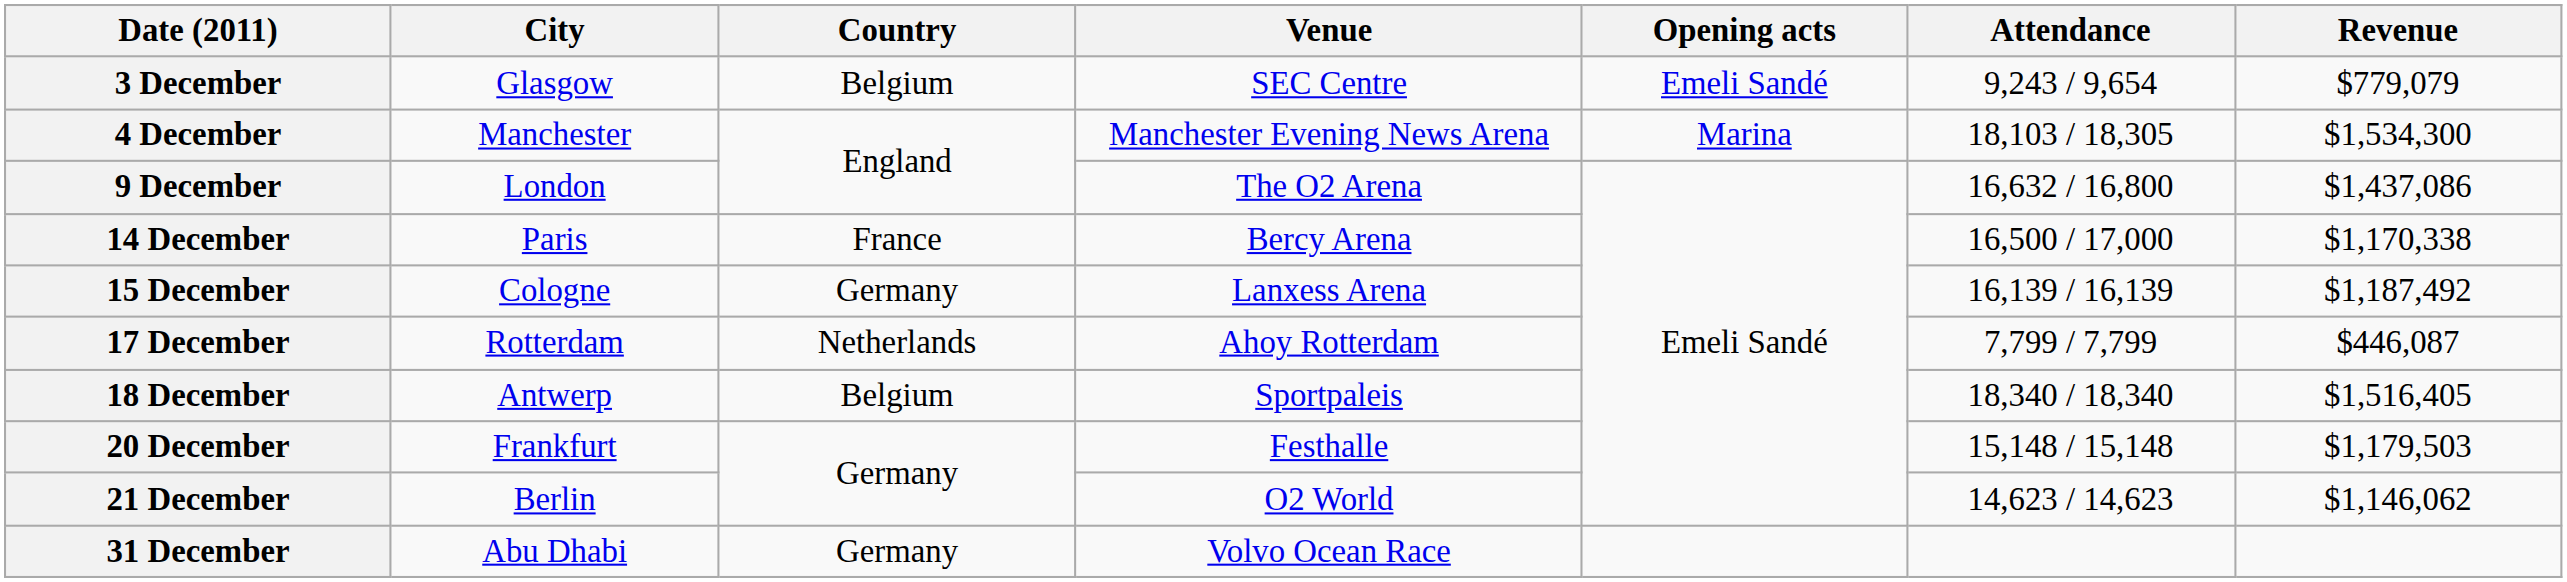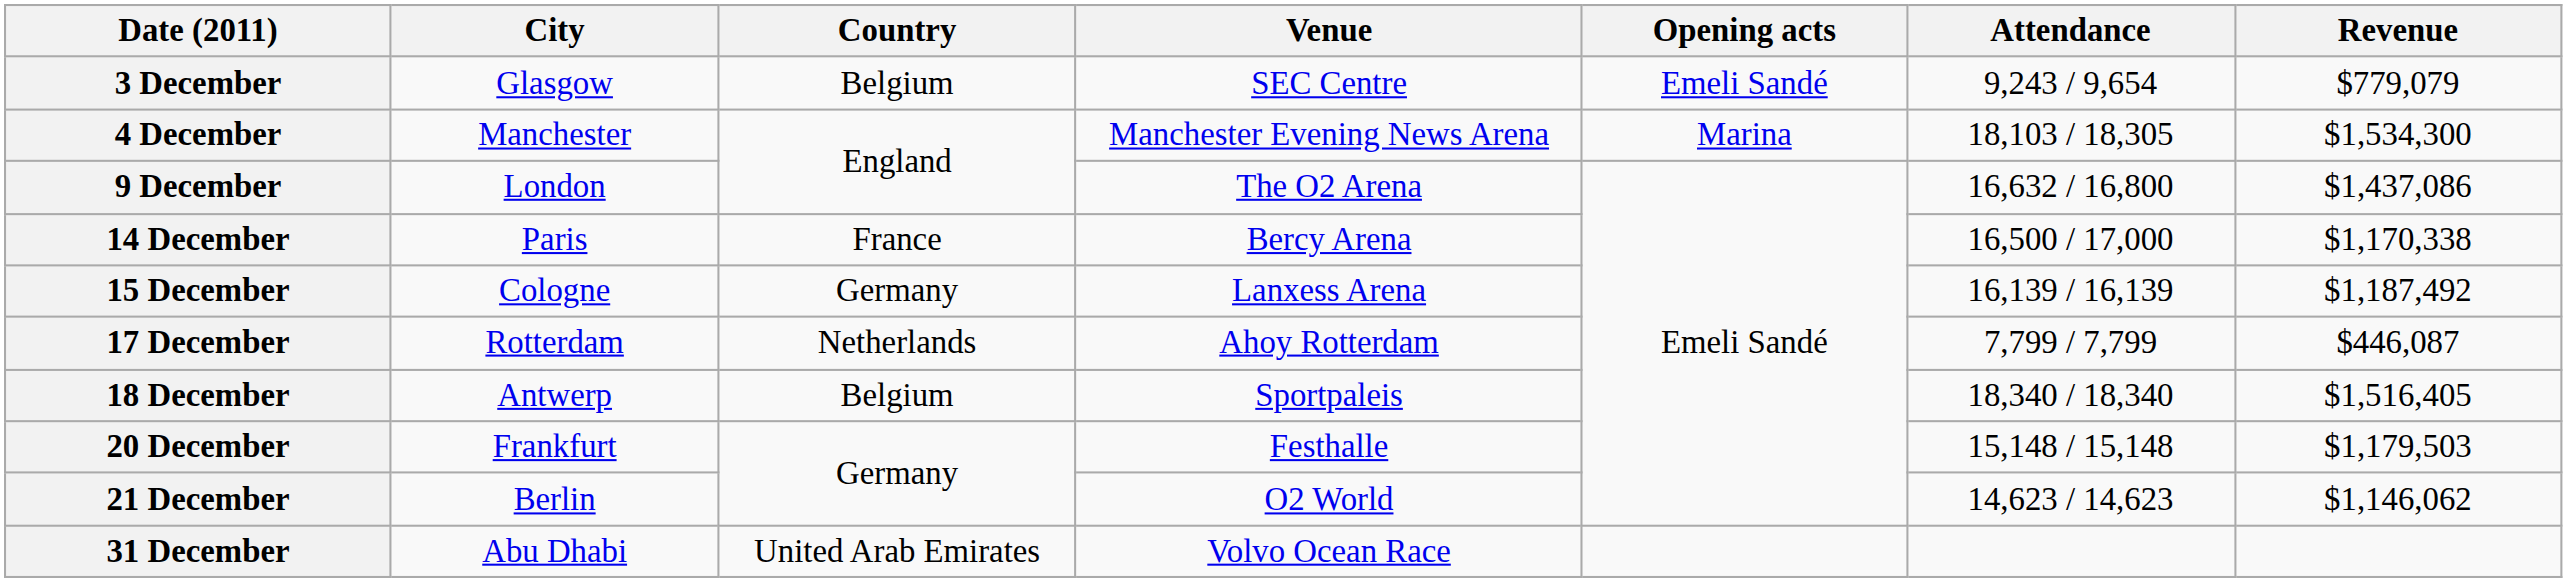(897, 550) Germany -> (897, 550) United Arab Emirates
